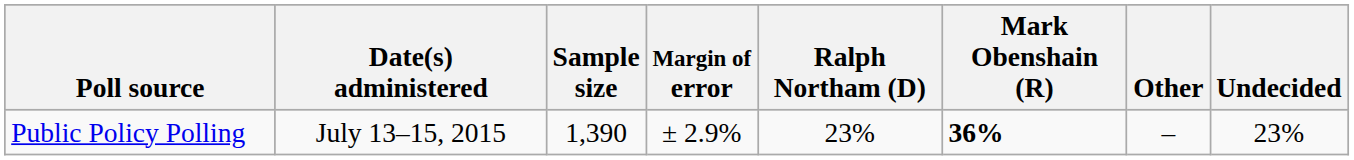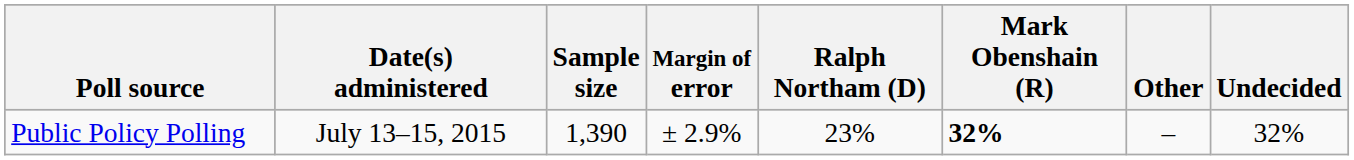(976, 131) 36% -> (976, 131) 32%
(1279, 131) 23% -> (1279, 131) 32%
